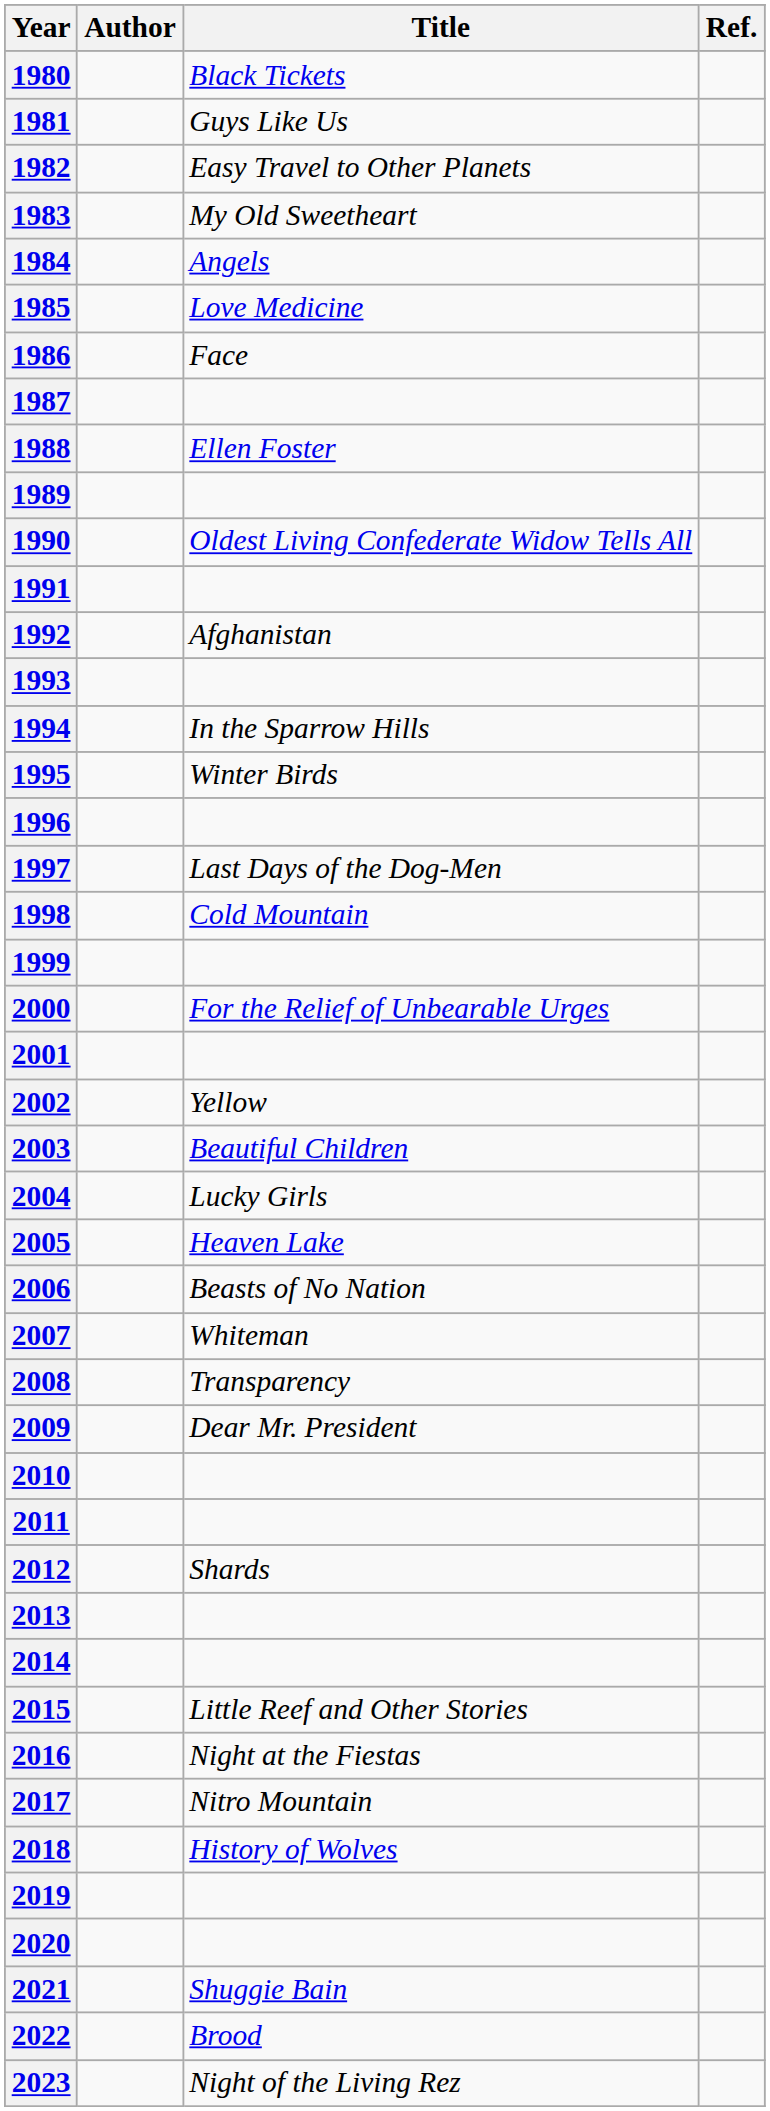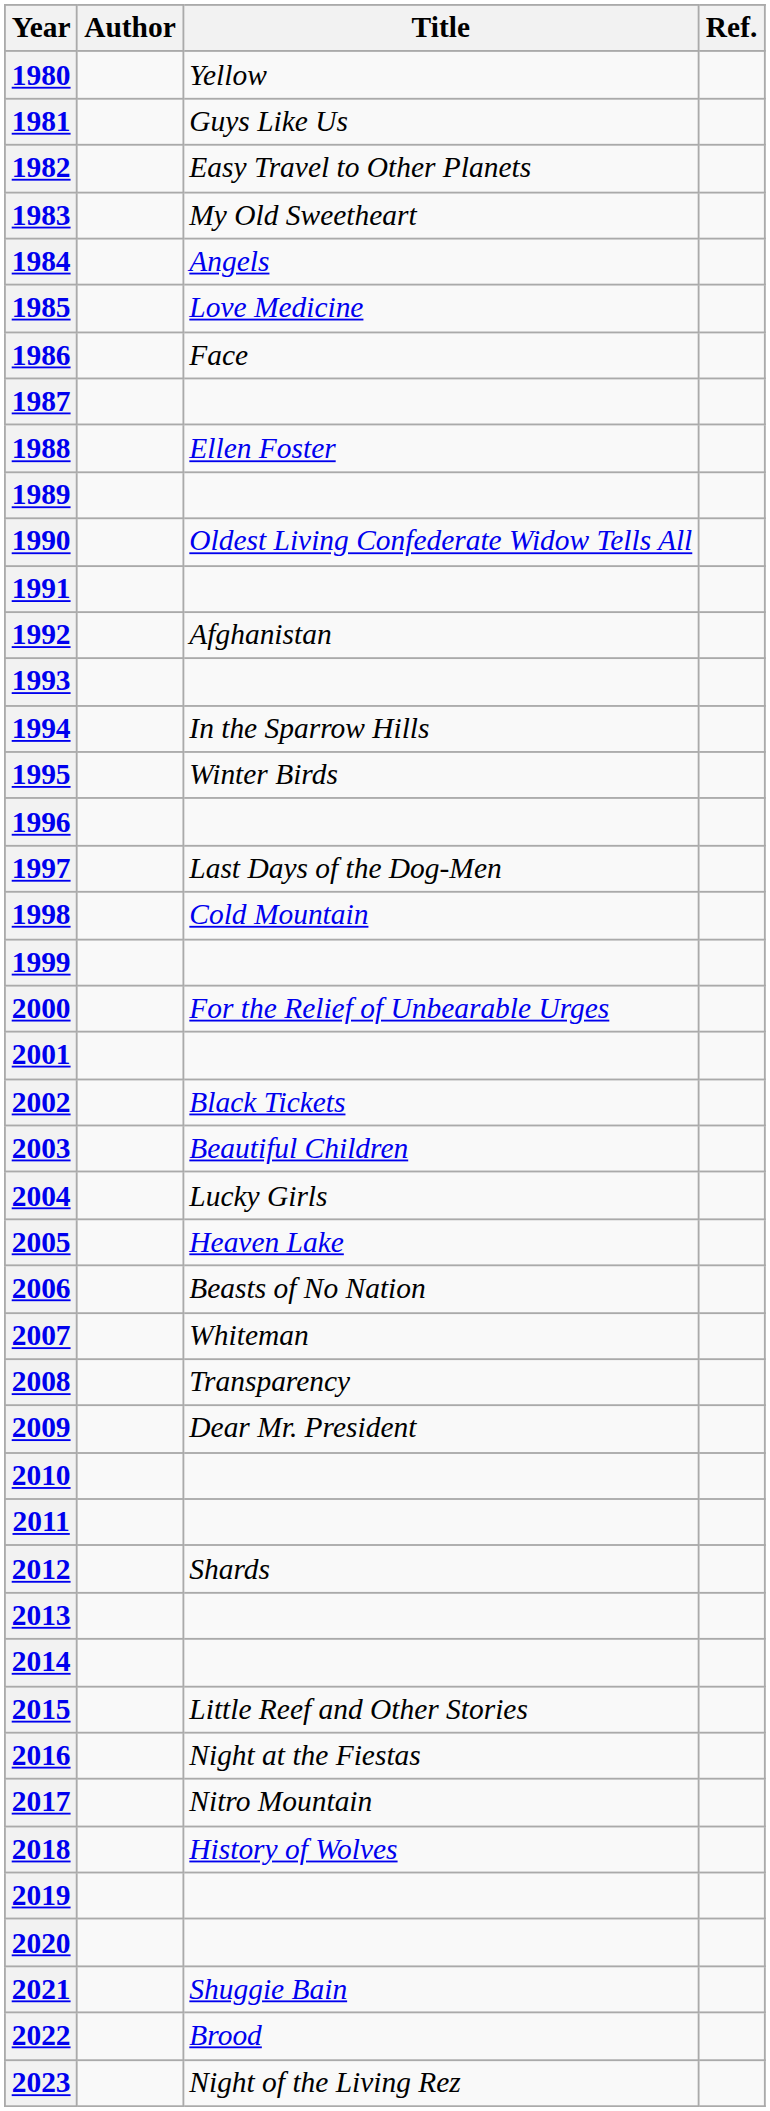(267, 74) Black Tickets -> (228, 74) Yellow
(228, 1101) Yellow -> (267, 1101) Black Tickets
